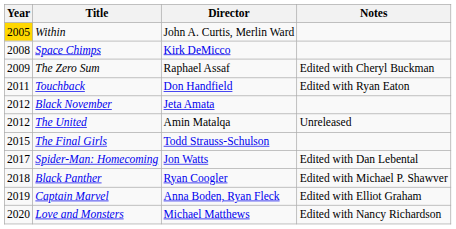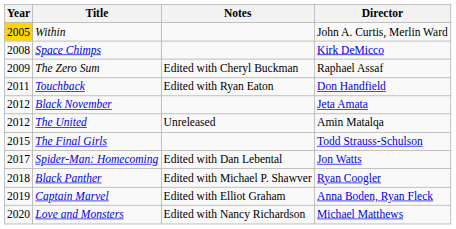columns swapped: (229, 13) <-> (374, 13)
